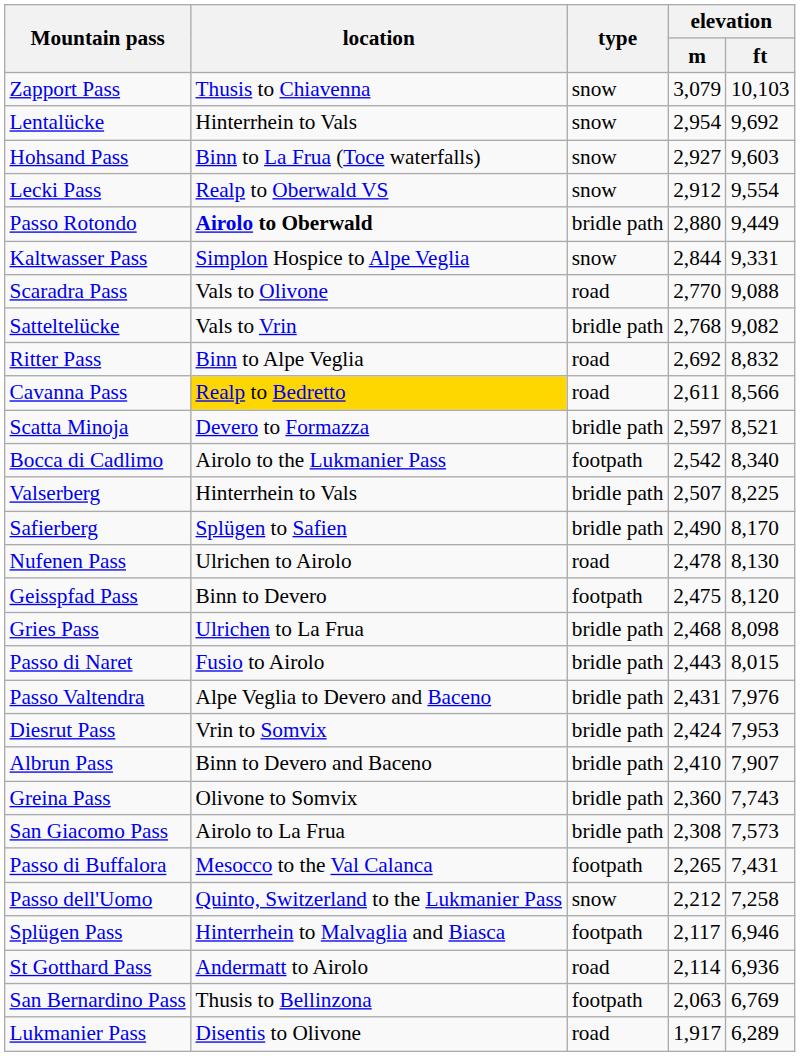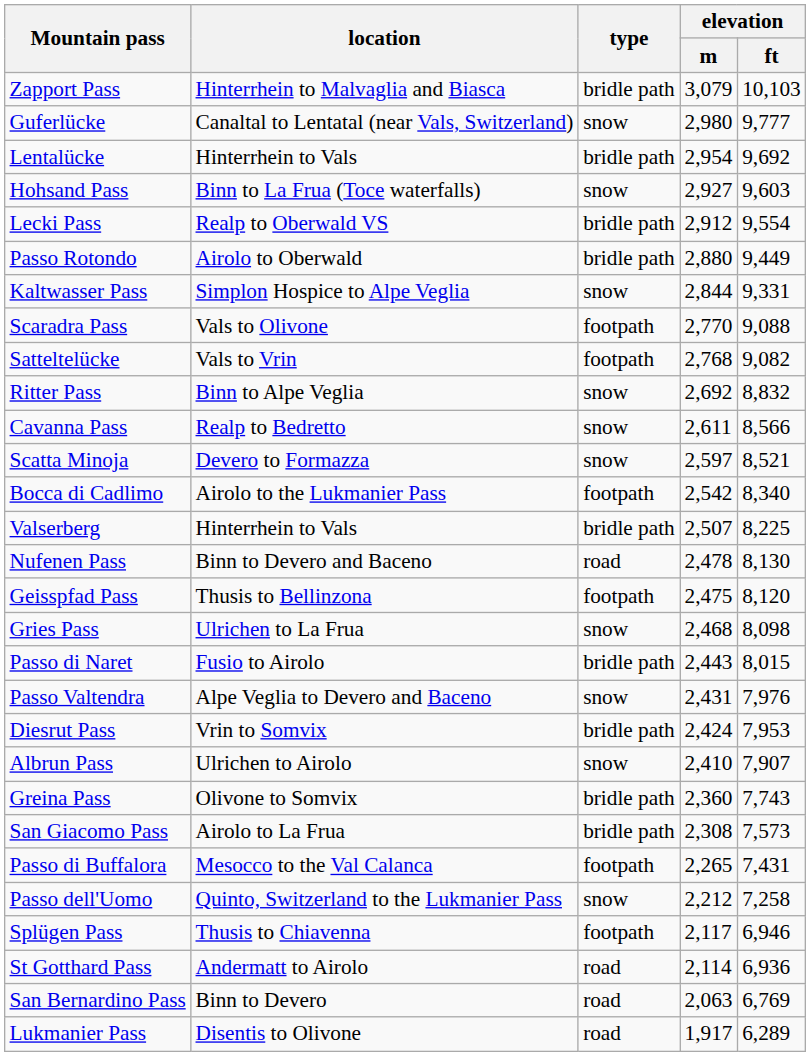(283, 88) Thusis to Chiavenna -> (350, 88) Hinterrhein to Malvaglia and Biasca
(594, 88) snow -> (629, 88) bridle path
+ row: (57, 122)
(594, 122) snow -> (629, 156) bridle path
(594, 190) snow -> (629, 223) bridle path
(284, 223) bold -> (279, 257) normal
(591, 291) road -> (619, 325) footpath
(618, 325) bridle path -> (619, 358) footpath
(591, 358) road -> (606, 392) snow
(271, 392) gold background -> (271, 426) no background
(591, 392) road -> (606, 426) snow
(618, 426) bridle path -> (606, 460) snow
- row: (54, 527)
(274, 561) Ulrichen to Airolo -> (314, 561) Binn to Devero and Baceno
(261, 595) Binn to Devero -> (284, 595) Thusis to Bellinzona
(618, 628) bridle path -> (606, 628) snow
(618, 696) bridle path -> (606, 696) snow
(314, 763) Binn to Devero and Baceno -> (274, 763) Ulrichen to Airolo
(618, 763) bridle path -> (606, 763) snow
(350, 932) Hinterrhein to Malvaglia and Biasca -> (283, 932) Thusis to Chiavenna
(284, 1000) Thusis to Bellinzona -> (261, 1000) Binn to Devero
(607, 1000) footpath -> (602, 1000) road
